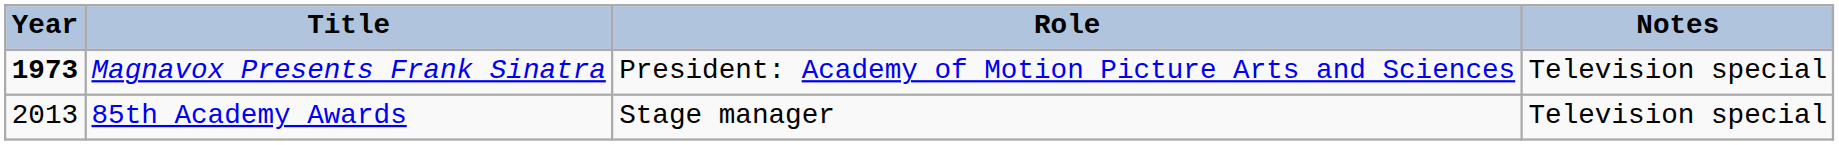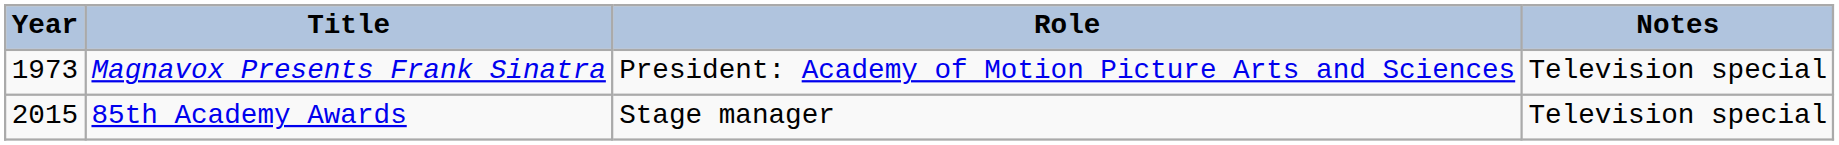(45, 72) bold -> (45, 72) normal
(45, 117) 2013 -> (45, 117) 2015
